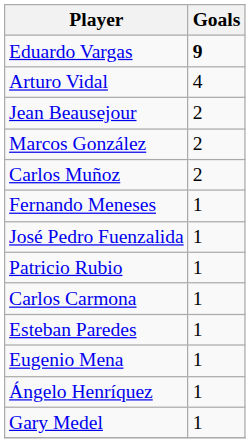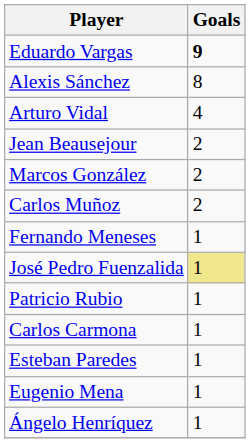+ row: (70, 81)
(198, 236) no background -> (198, 267) khaki background
- row: (56, 422)
